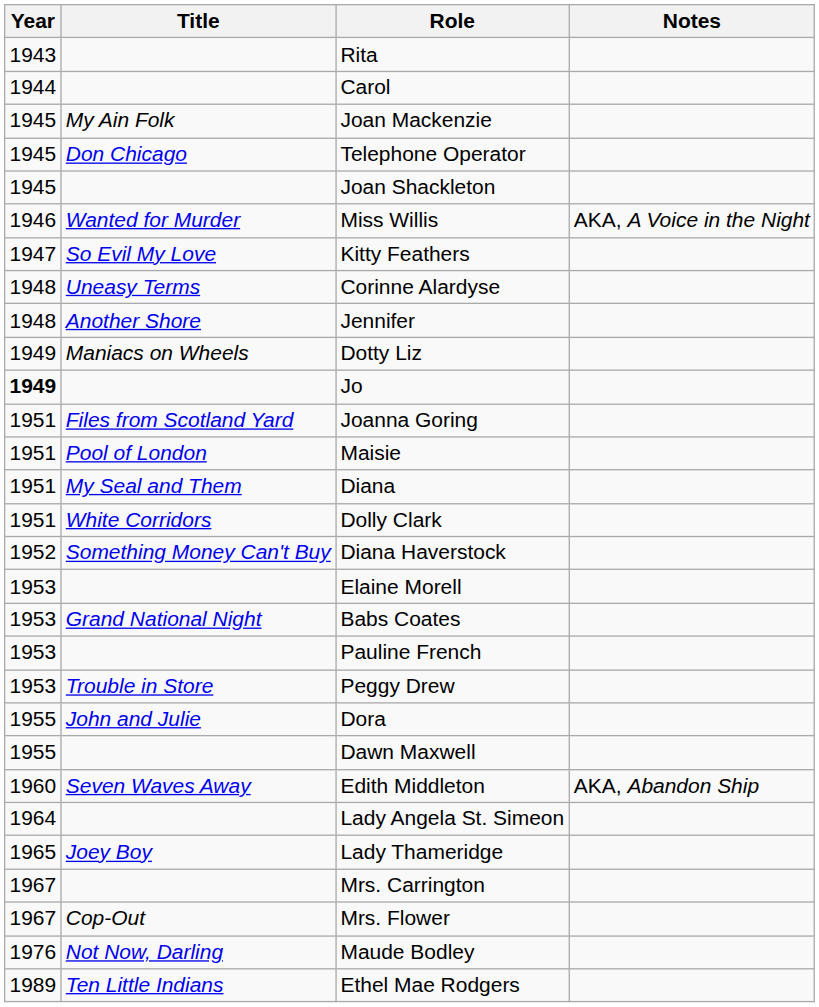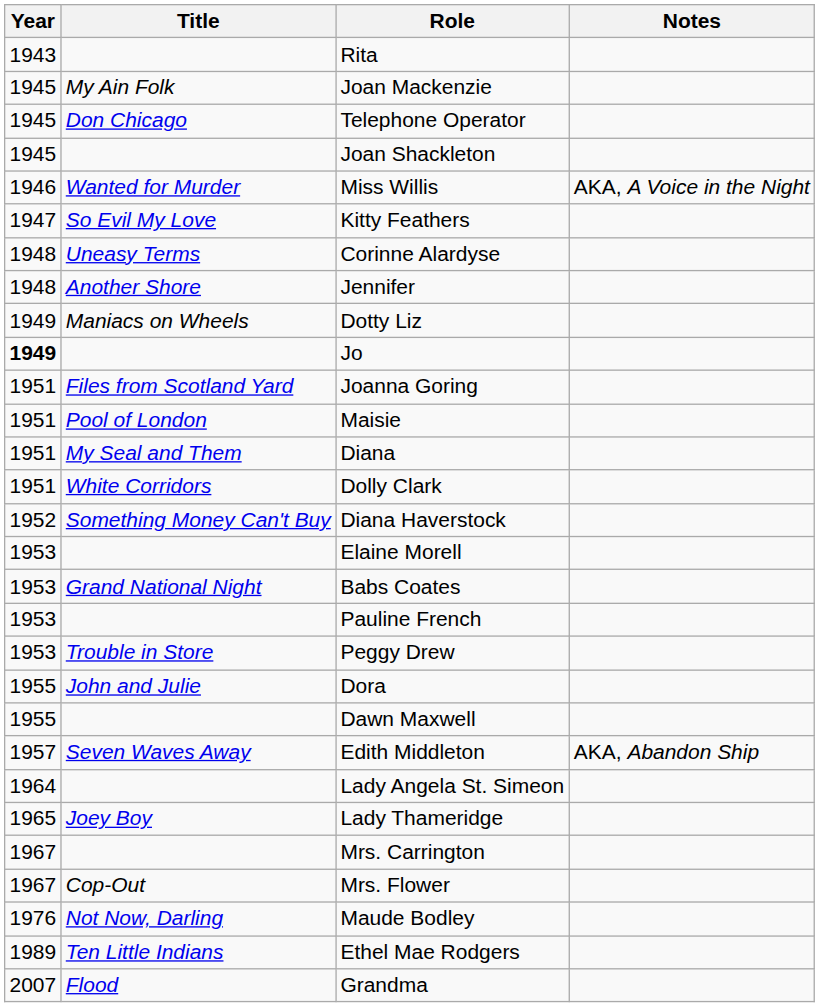- row: (365, 87)
(33, 785) 1960 -> (33, 752) 1957
+ row: (384, 985)
